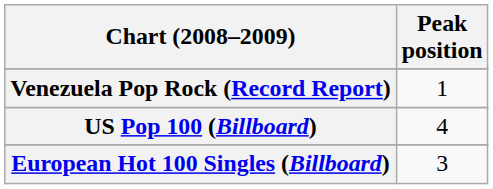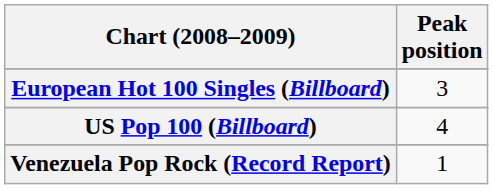rows swapped: (200, 163) <-> (200, 88)
